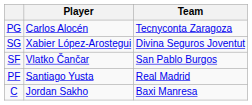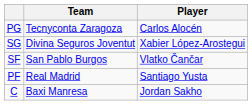columns swapped: (79, 12) <-> (190, 12)
